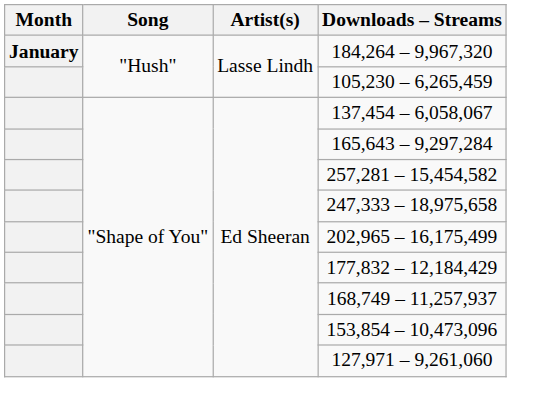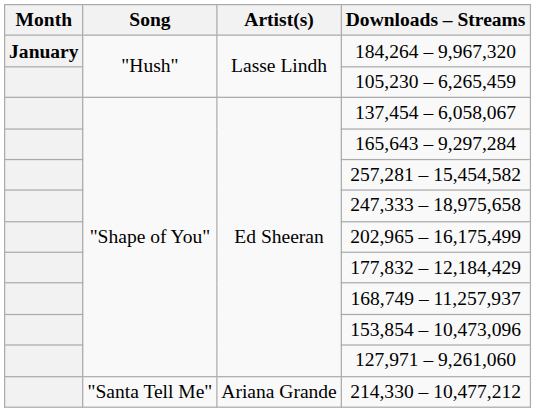+ row: (436, 391)
